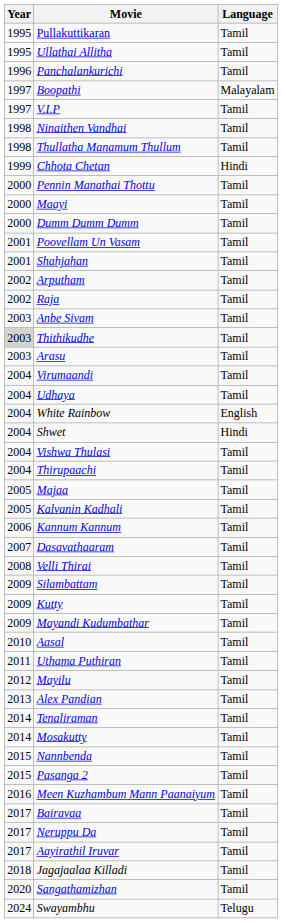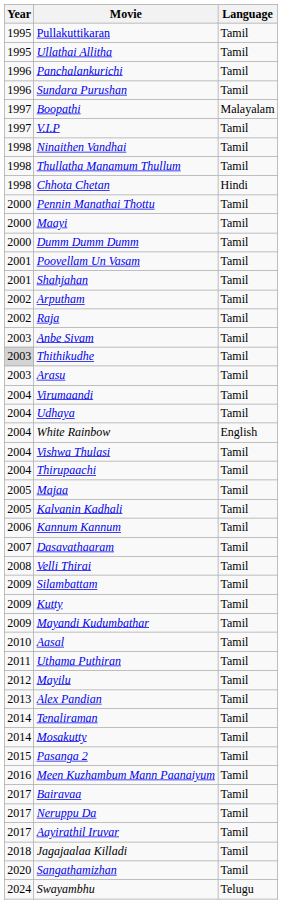+ row: (82, 90)
(19, 166) 1999 -> (19, 185) 1998
- row: (51, 432)
- row: (64, 756)
